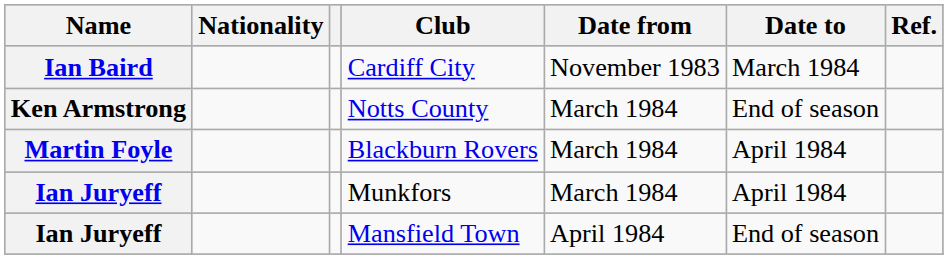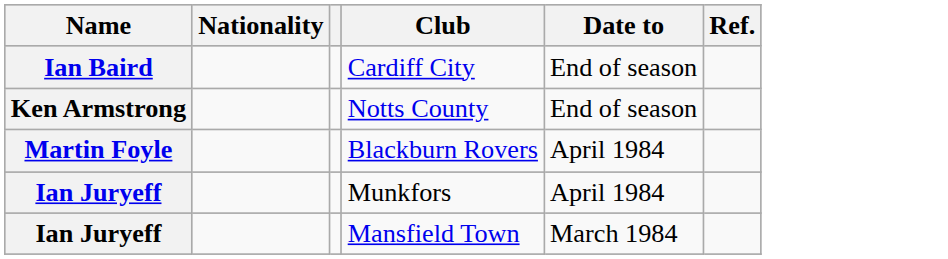- column: (635, 25)
(796, 66) March 1984 -> (624, 66) End of season
(806, 233) End of season -> (614, 233) March 1984
